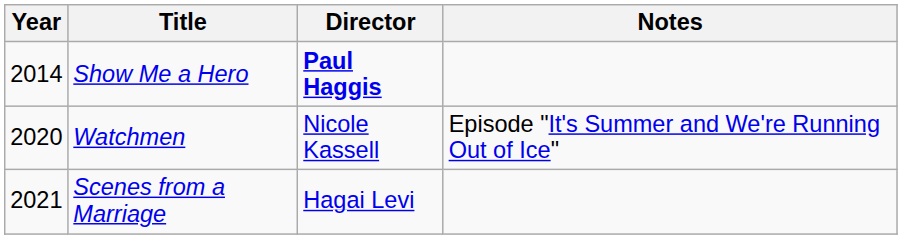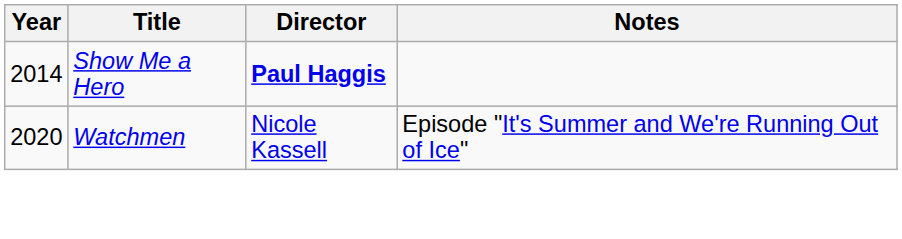- row: (149, 201)
